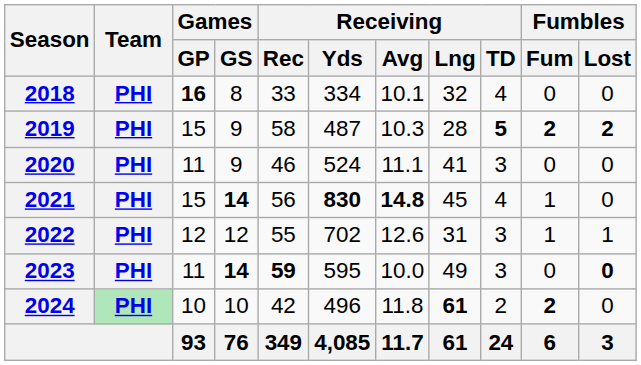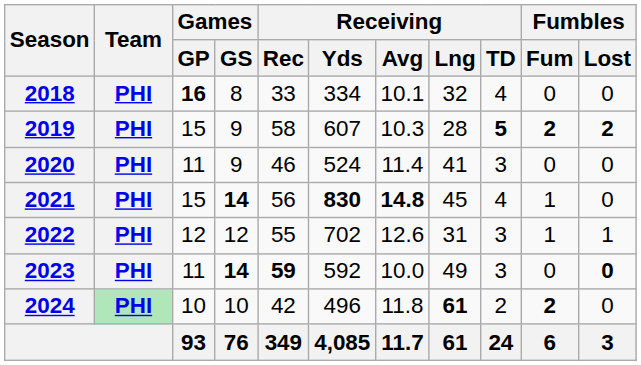(342, 128) 487 -> (342, 128) 607
(402, 164) 11.1 -> (402, 164) 11.4
(342, 270) 595 -> (342, 270) 592
